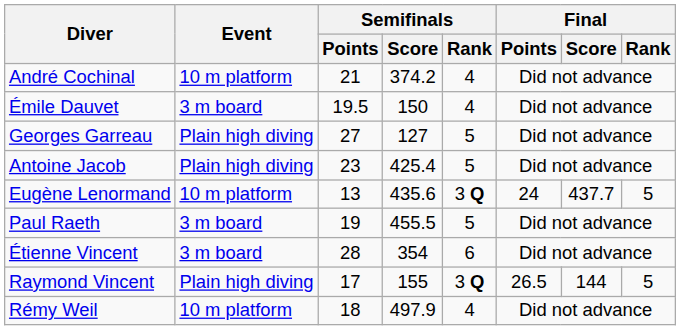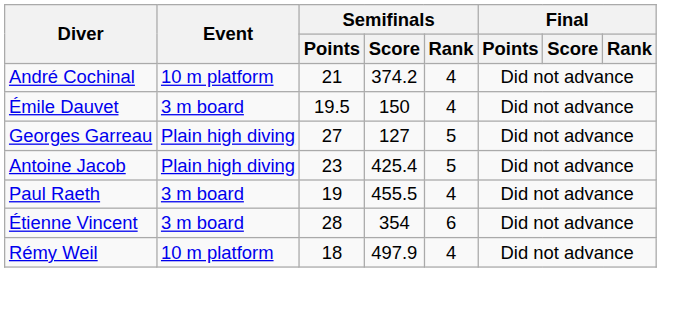- row: (90, 194)
(470, 223) 5 -> (451, 194) 4
- row: (81, 282)
